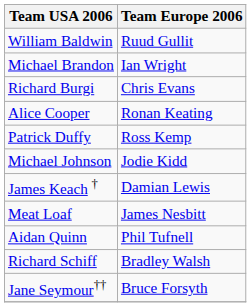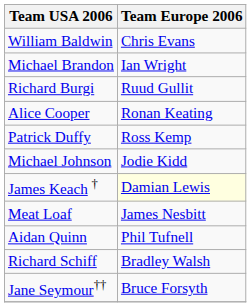(157, 40) Ruud Gullit -> (158, 40) Chris Evans
(158, 88) Chris Evans -> (157, 88) Ruud Gullit
(165, 187) no background -> (165, 187) lightyellow background
